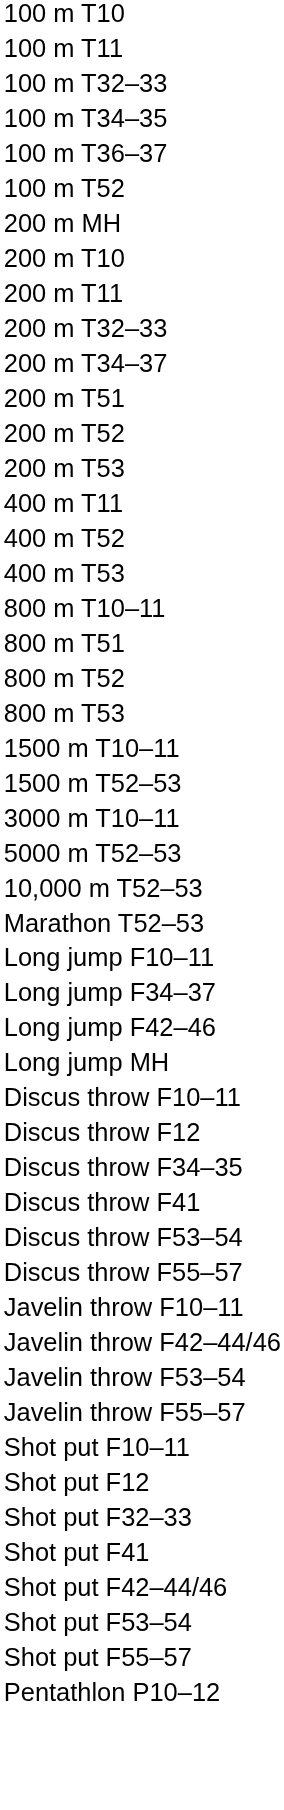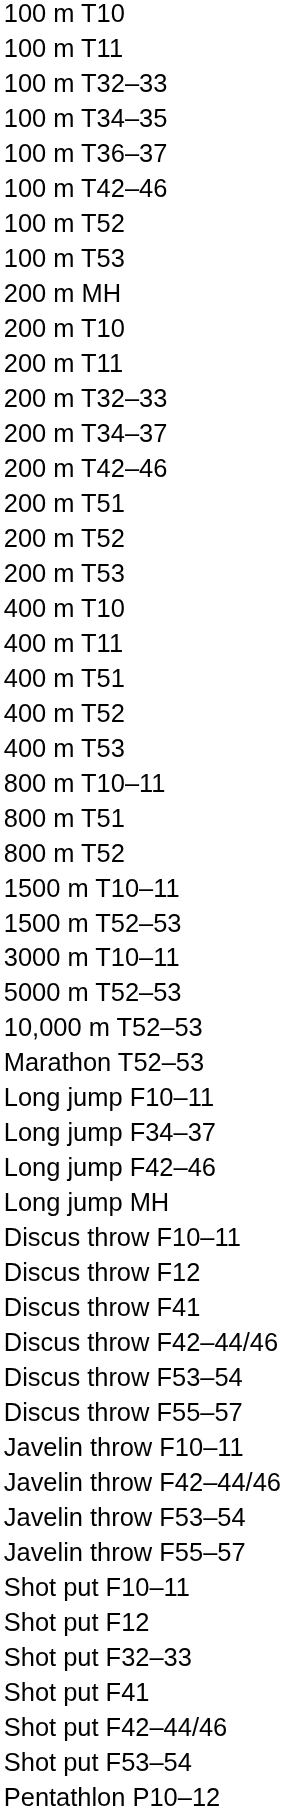+ row: (86, 188)
+ row: (64, 258)
+ row: (86, 468)
+ row: (64, 608)
+ row: (64, 678)
- row: (64, 713)
- row: (123, 1168)
+ row: (141, 1343)
- row: (98, 1657)
